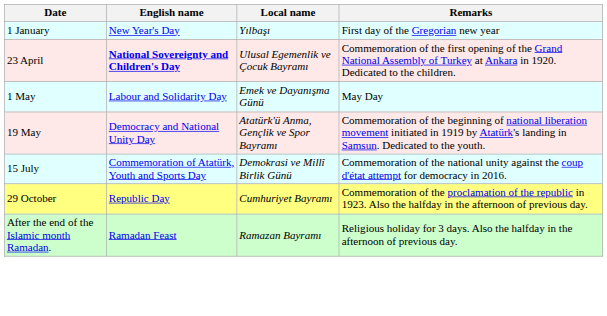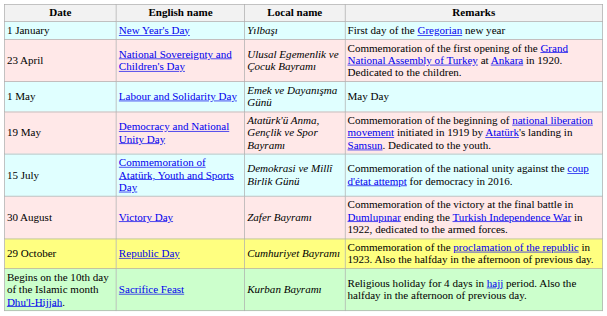(169, 60) bold -> (175, 60) normal
+ row: (29, 217)
- row: (50, 235)
+ row: (58, 289)
